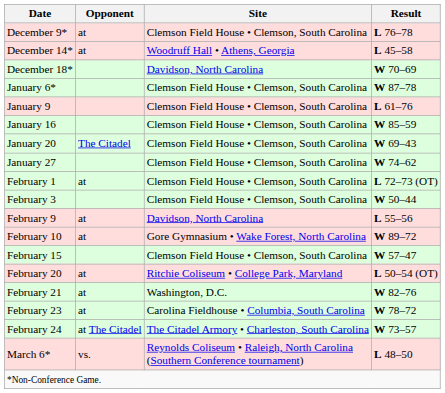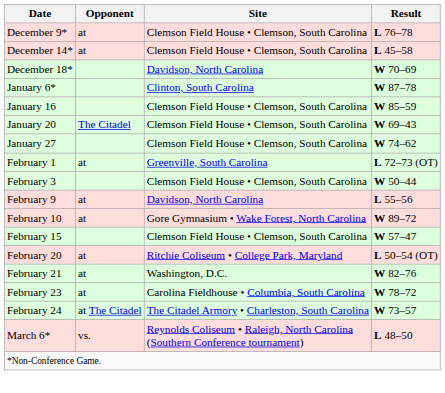(221, 51) Woodruff Hall • Athens, Georgia -> (257, 51) Clemson Field House • Clemson, South Carolina
(257, 88) Clemson Field House • Clemson, South Carolina -> (200, 88) Clinton, South Carolina
- row: (29, 106)
(257, 180) Clemson Field House • Clemson, South Carolina -> (207, 162) Greenville, South Carolina
